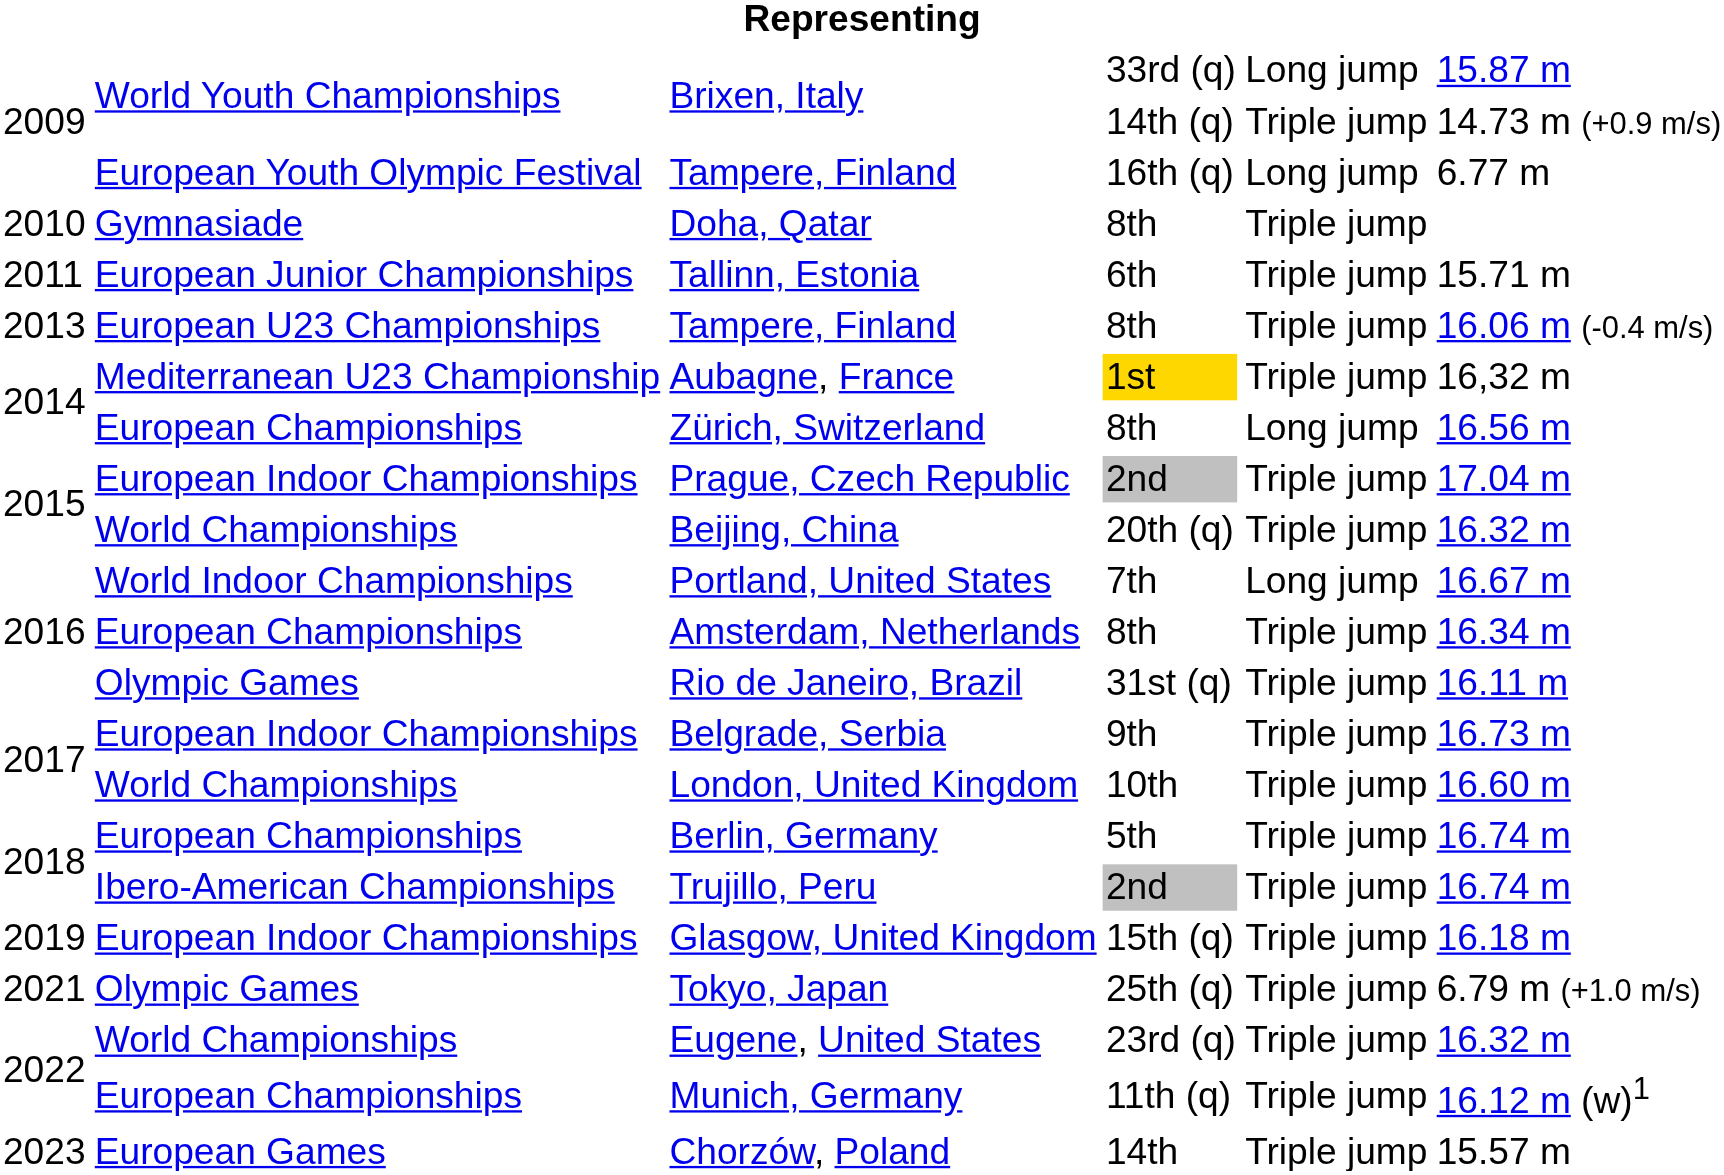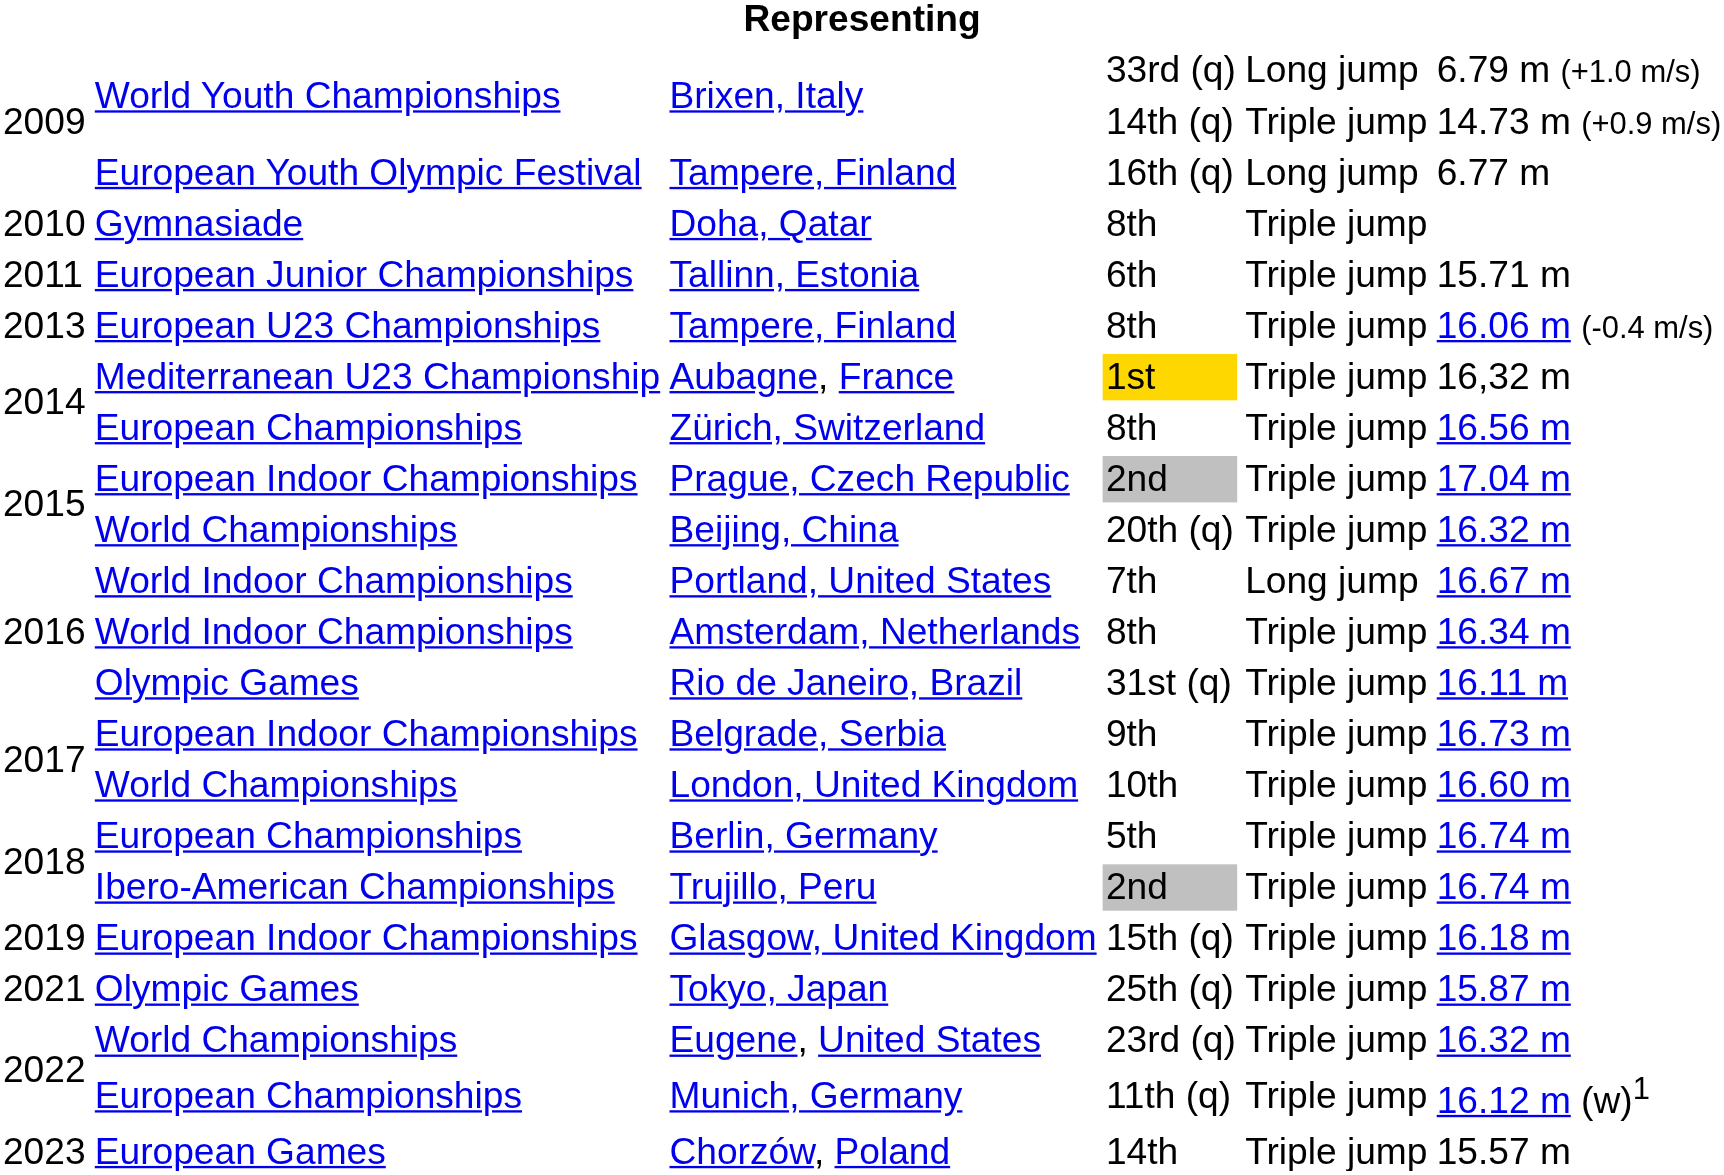(1504, 70) 15.87 m -> (1569, 70) 6.79 m (+1.0 m/s)
(1332, 427) Long jump -> (1336, 427) Triple jump
(308, 631) European Championships -> (334, 631) World Indoor Championships
(1569, 988) 6.79 m (+1.0 m/s) -> (1504, 988) 15.87 m
